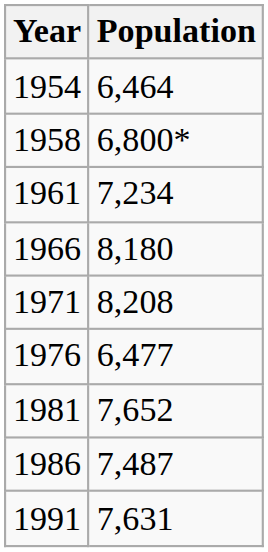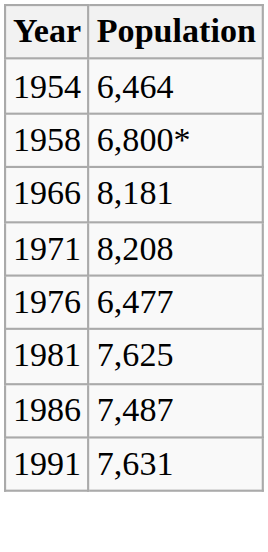- row: (47, 193)
(135, 247) 8,180 -> (135, 193) 8,181
(135, 409) 7,652 -> (135, 355) 7,625
